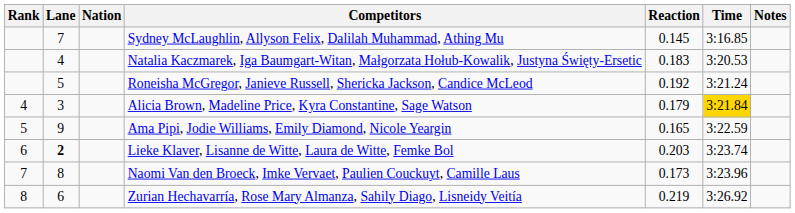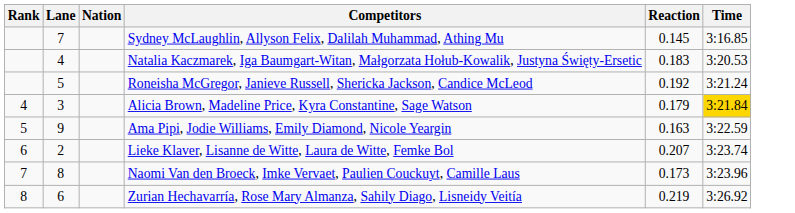- column: (770, 15)
(674, 128) 0.165 -> (674, 128) 0.163
(61, 151) bold -> (61, 151) normal
(674, 151) 0.203 -> (674, 151) 0.207
